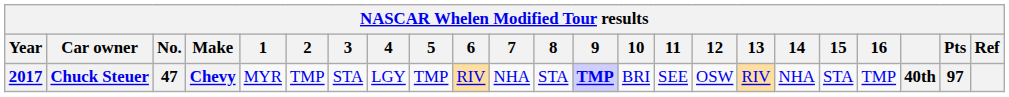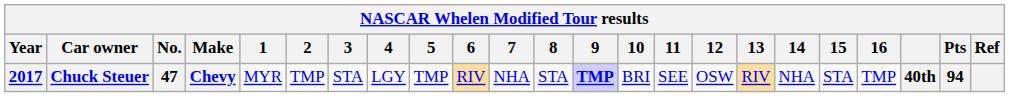(955, 77) 97 -> (955, 77) 94
